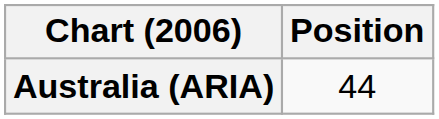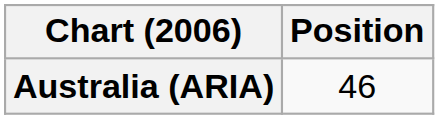(357, 85) 44 -> (357, 85) 46
